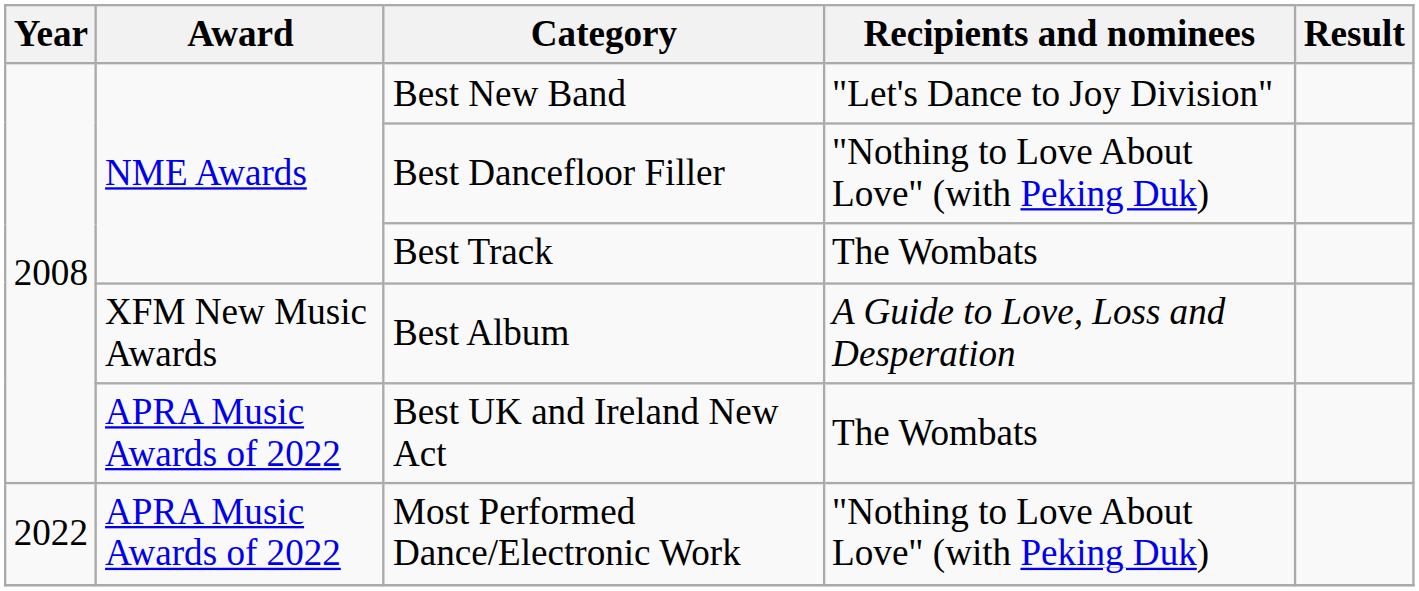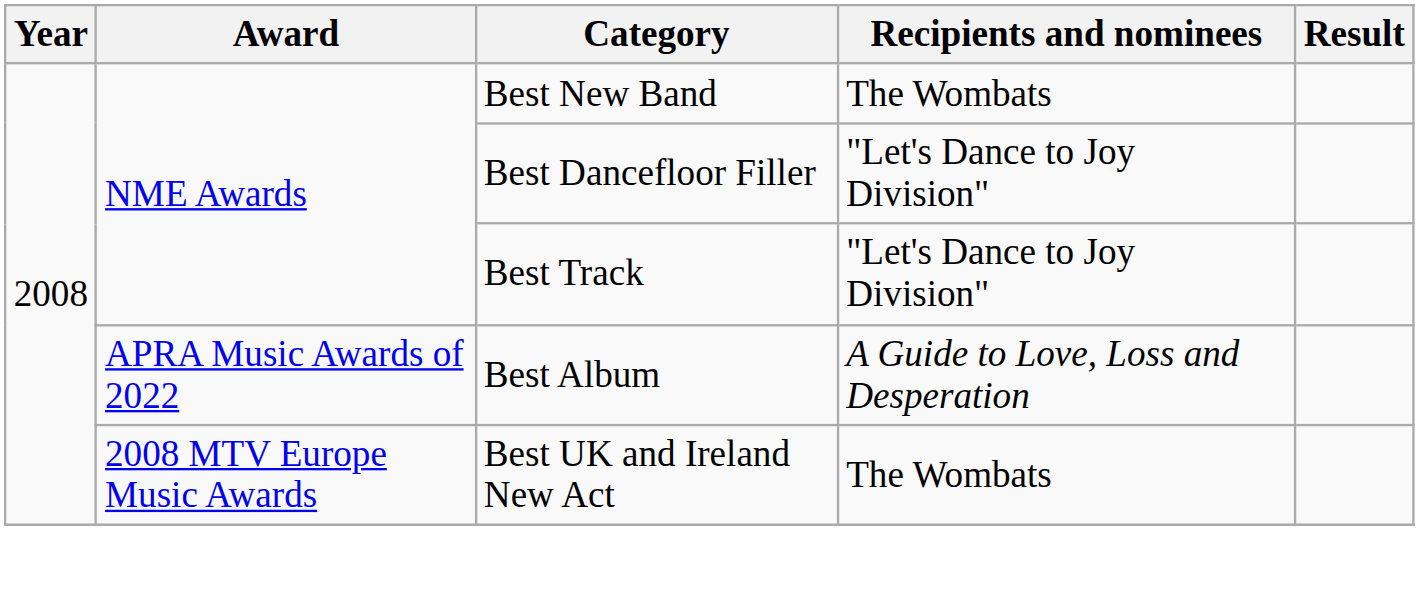(1053, 92) "Let's Dance to Joy Division" -> (949, 92) The Wombats
(1021, 172) "Nothing to Love About Love" (with Peking Duk) -> (991, 172) "Let's Dance to Joy Division"
(935, 252) The Wombats -> (991, 273) "Let's Dance to Joy Division"
(236, 332) XFM New Music Awards -> (284, 373) APRA Music Awards of 2022
(223, 432) APRA Music Awards of 2022 -> (246, 474) 2008 MTV Europe Music Awards
- row: (567, 533)
